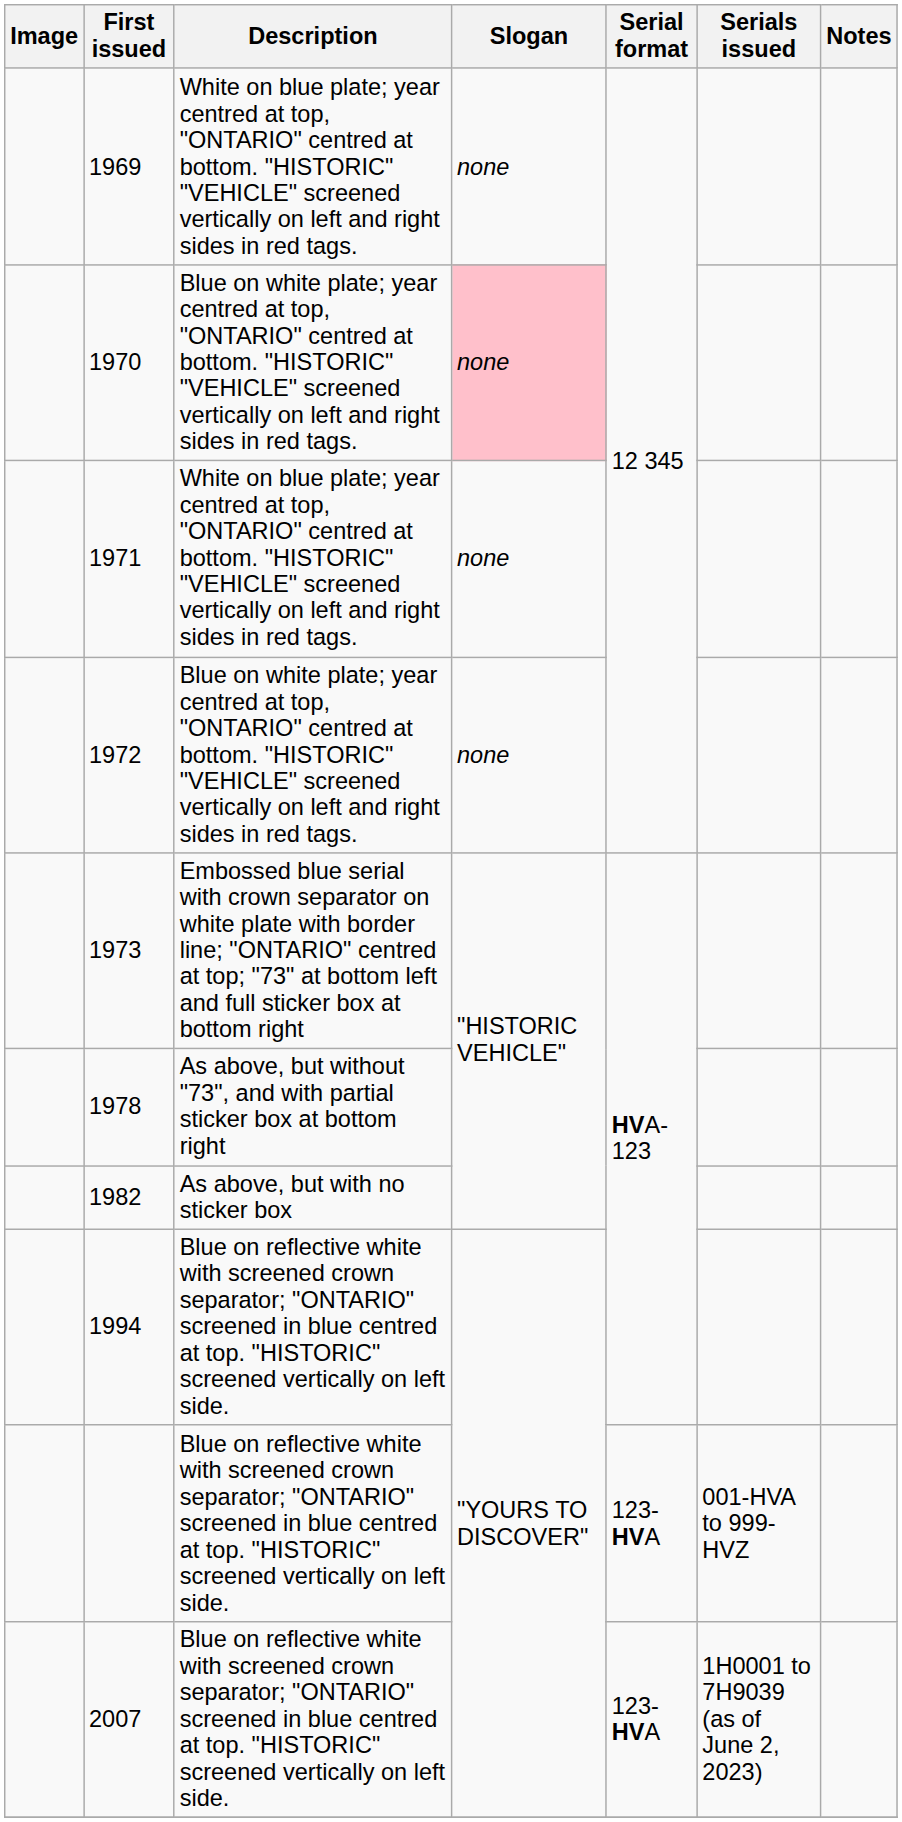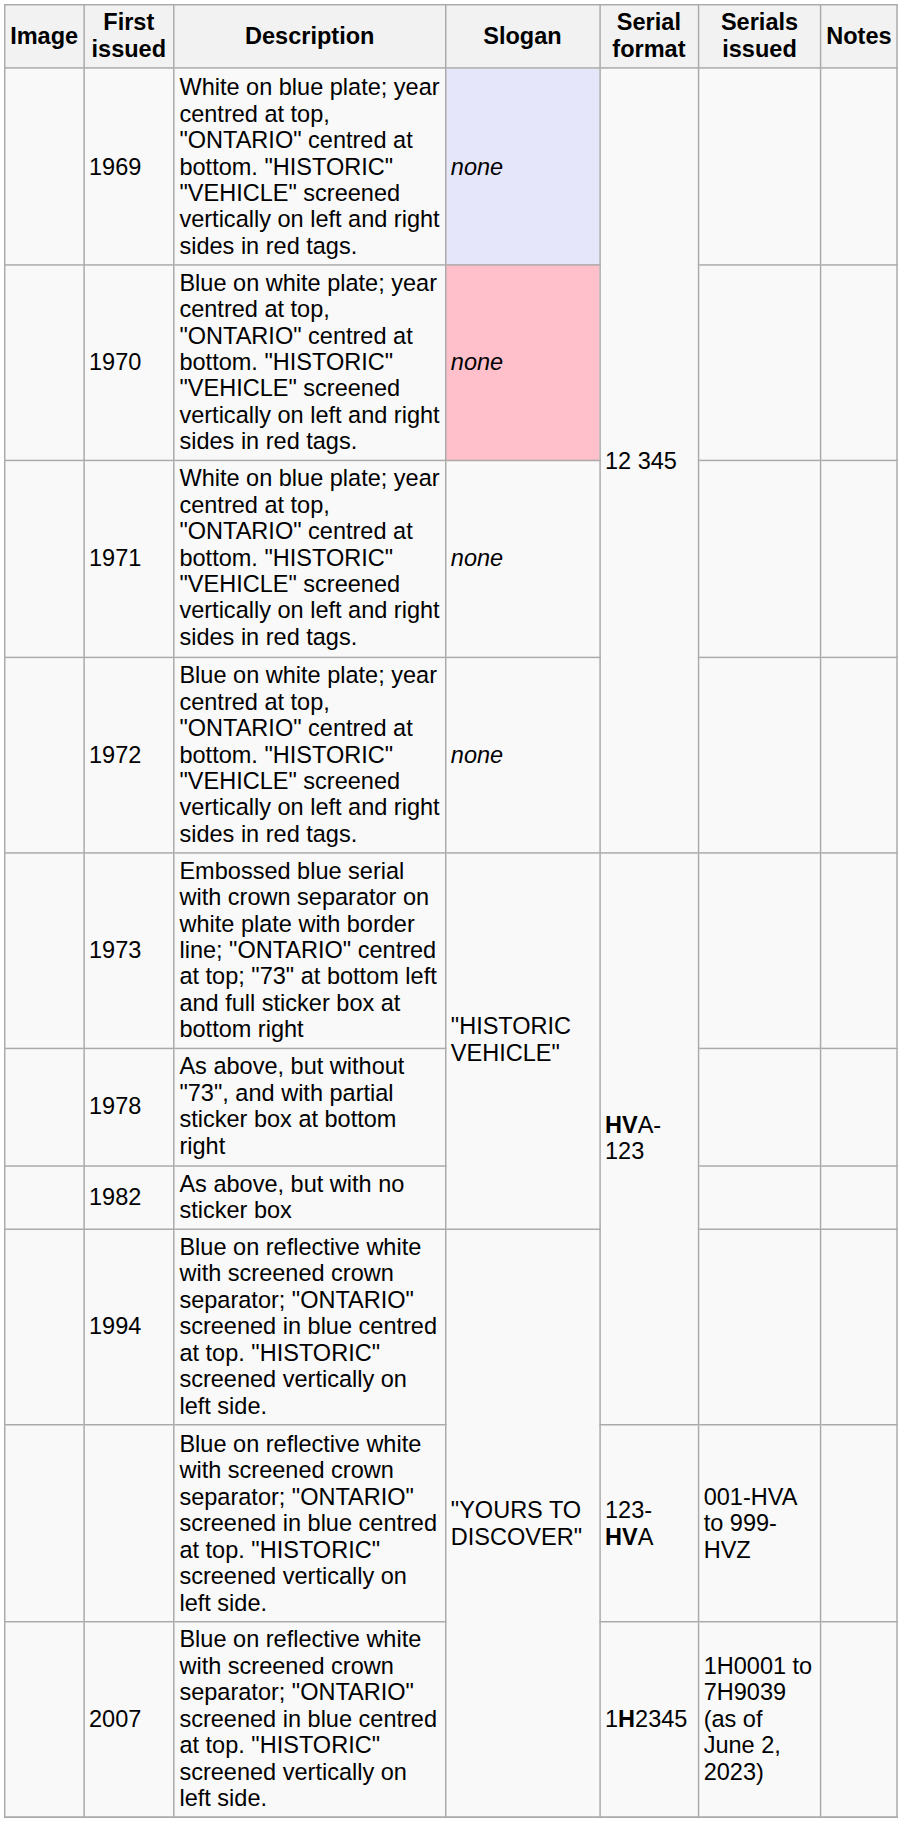(483, 166) no background -> (477, 166) lavender background
(636, 1719) 123-HVA -> (646, 1719) 1H2345
